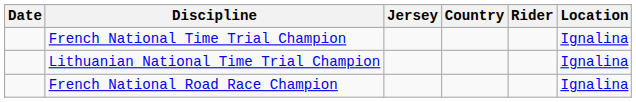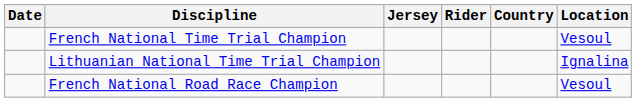columns swapped: (532, 16) <-> (475, 16)
(594, 39) Ignalina -> (586, 39) Vesoul
(594, 85) Ignalina -> (586, 85) Vesoul
